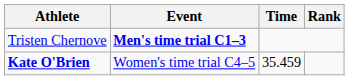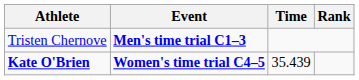(184, 63) normal -> (189, 63) bold
(282, 63) 35.459 -> (291, 63) 35.439
